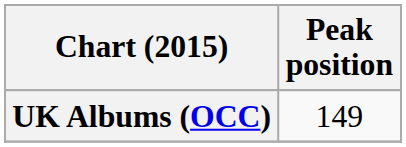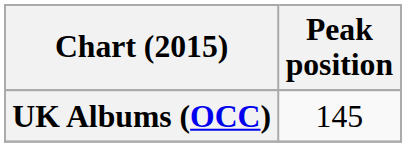(339, 115) 149 -> (339, 115) 145
